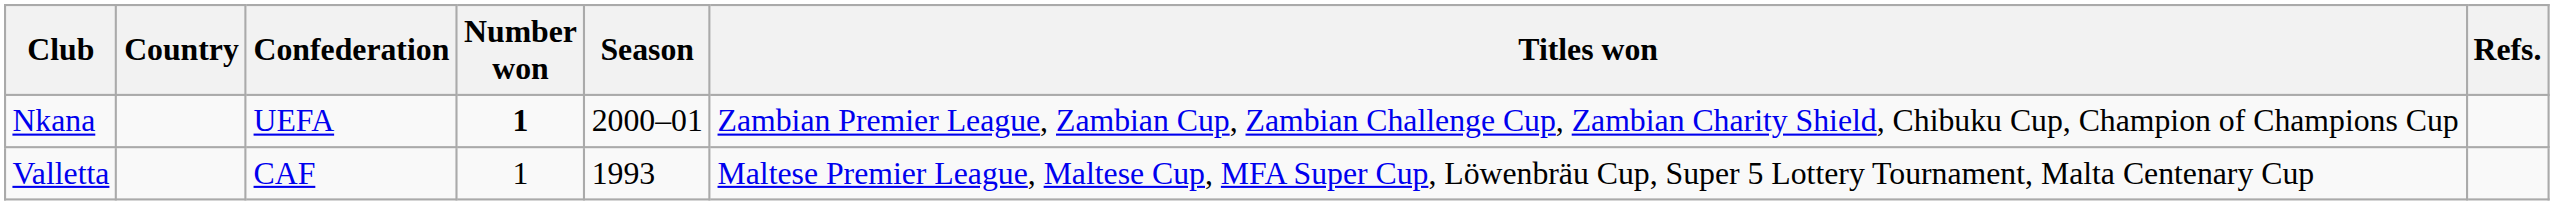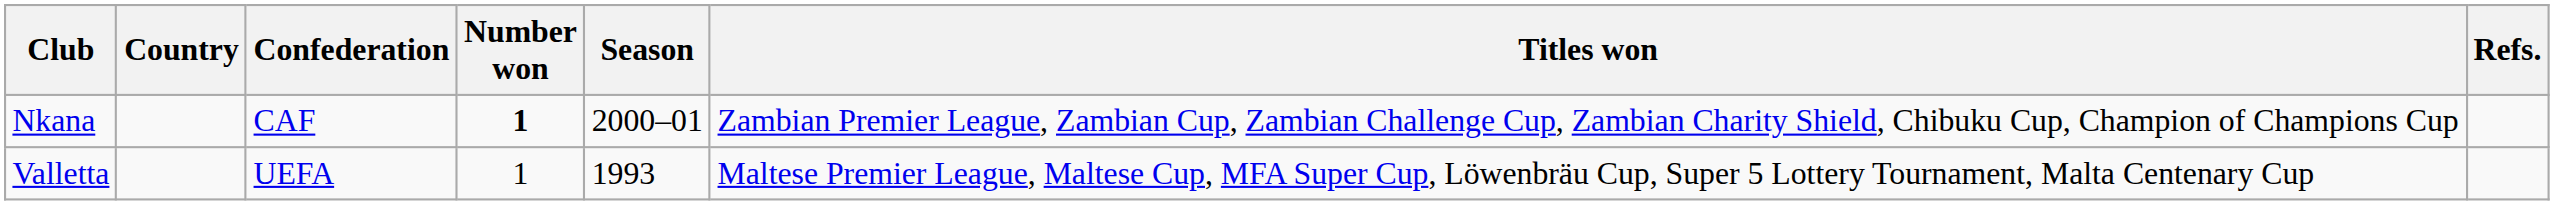(294, 120) UEFA -> (284, 120) CAF
(284, 173) CAF -> (294, 173) UEFA
